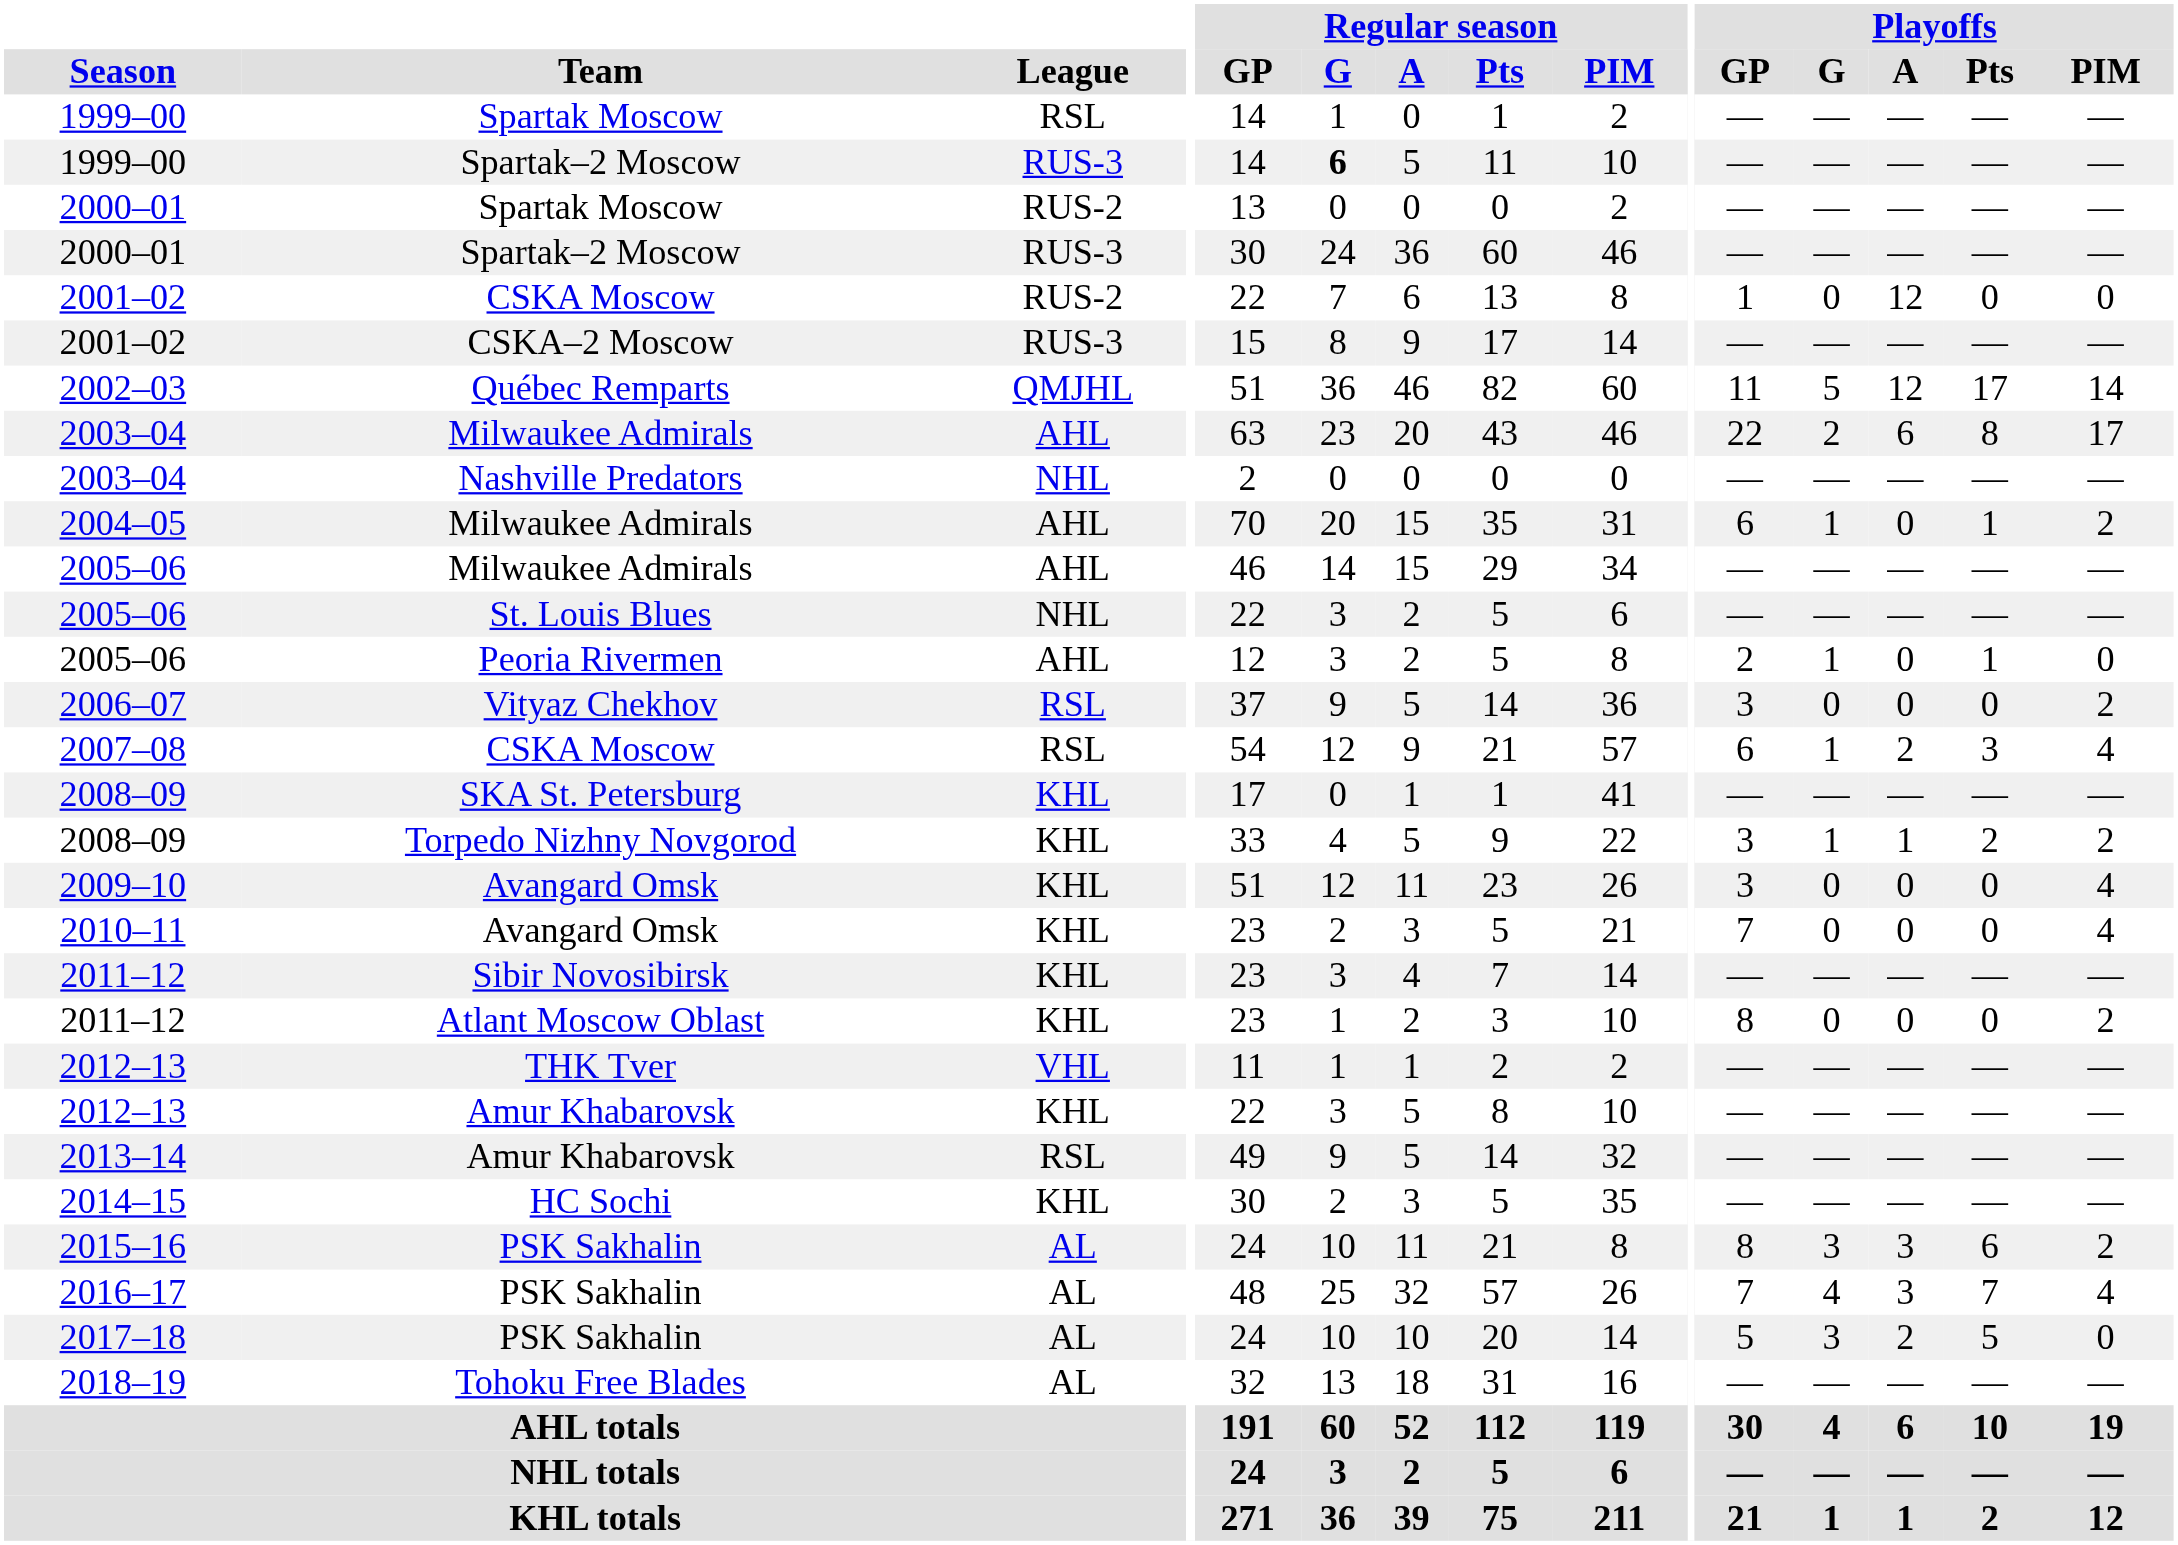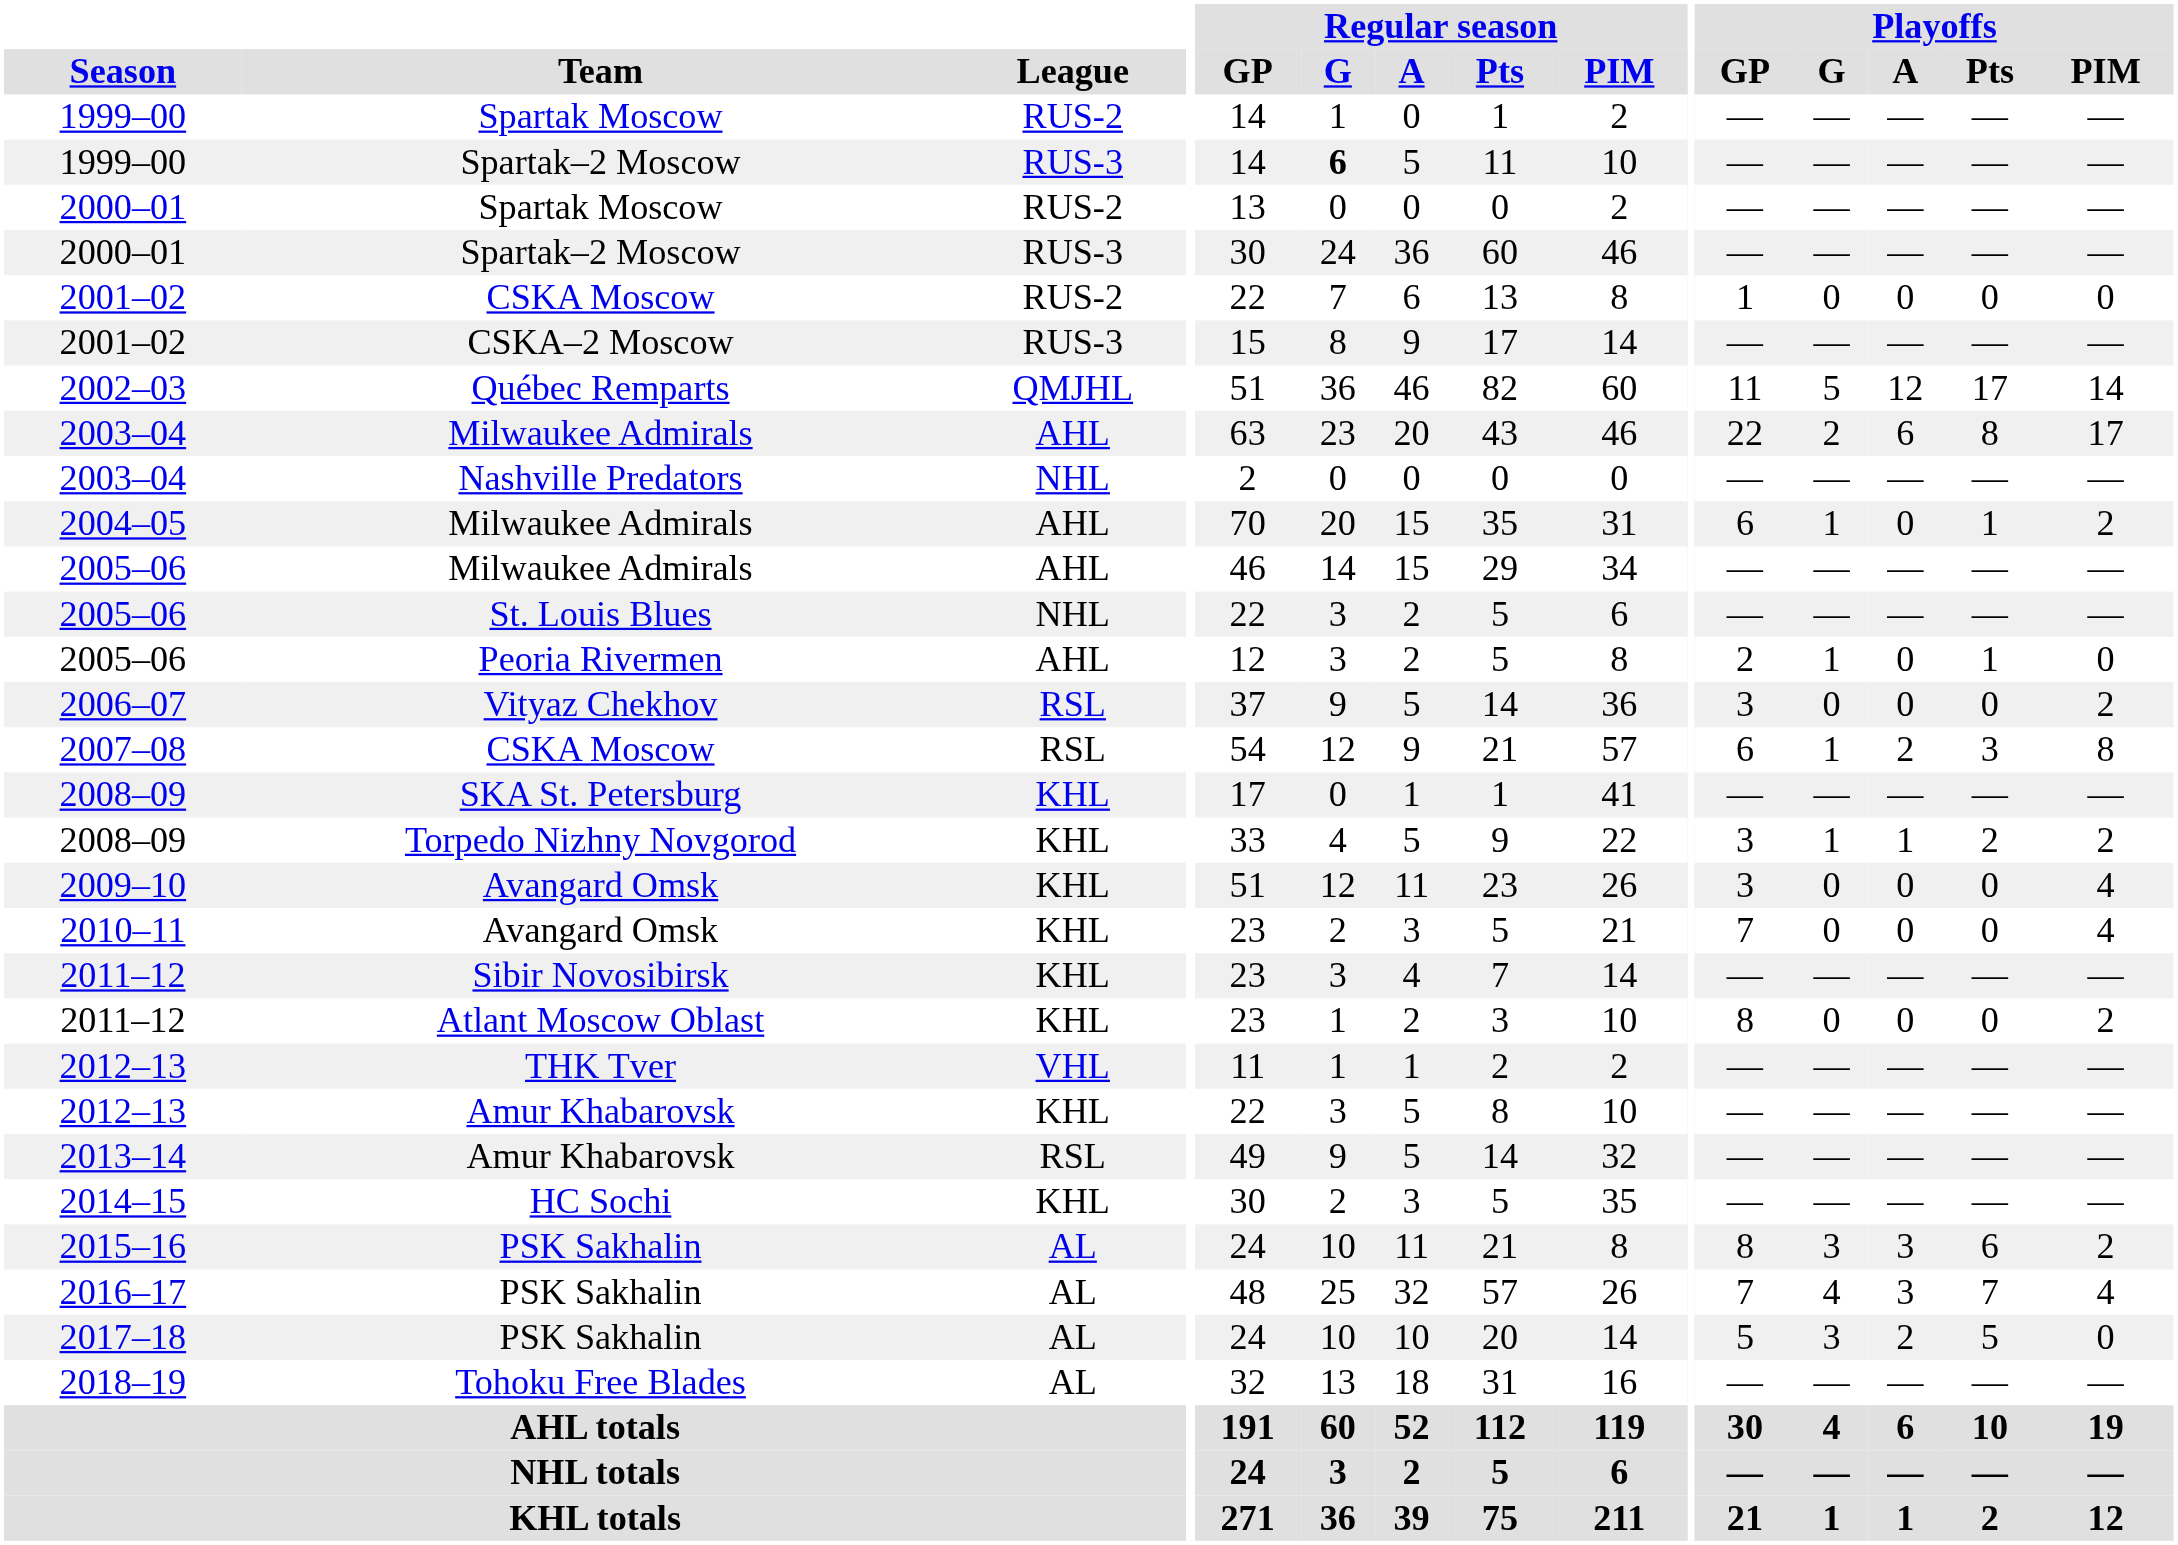(1073, 116) RSL -> (1073, 116) RUS-2
(1905, 297) 12 -> (1905, 297) 0
(2106, 749) 4 -> (2106, 749) 8
